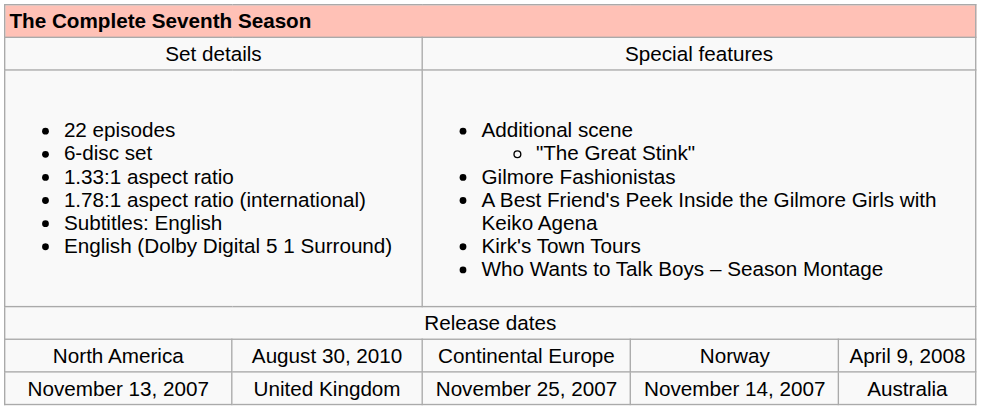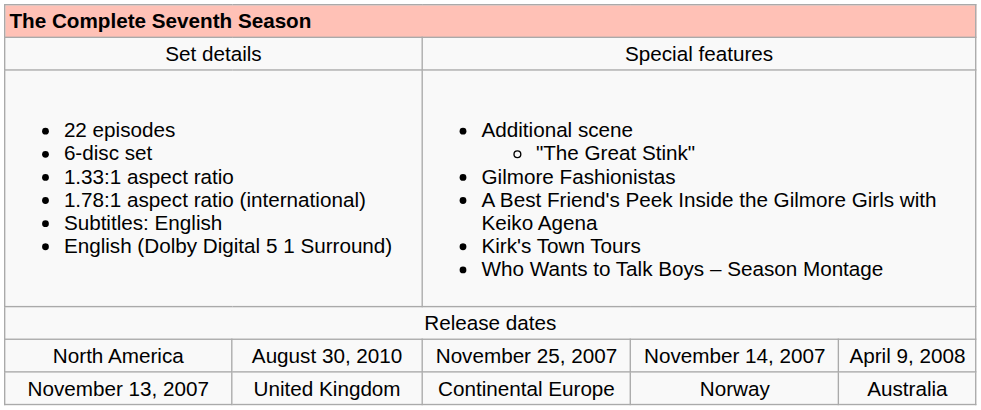(526, 355) Continental Europe -> (526, 355) November 25, 2007
(735, 355) Norway -> (735, 355) November 14, 2007
(526, 388) November 25, 2007 -> (526, 388) Continental Europe
(735, 388) November 14, 2007 -> (735, 388) Norway
